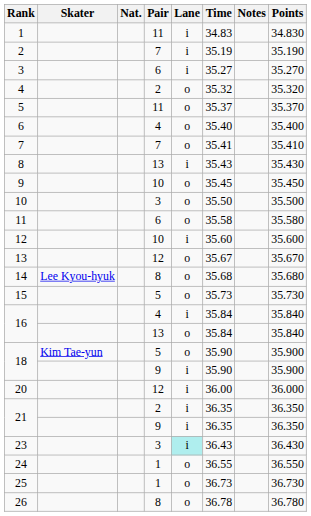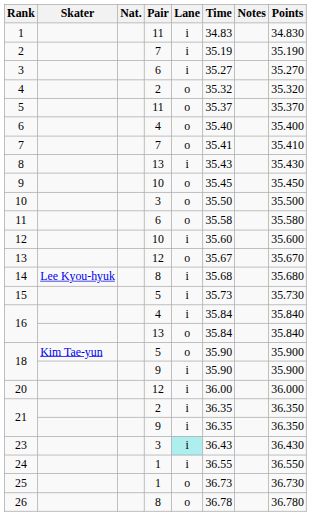(187, 276) o -> (187, 276) i
(187, 295) o -> (187, 295) i
(187, 464) o -> (187, 464) i
